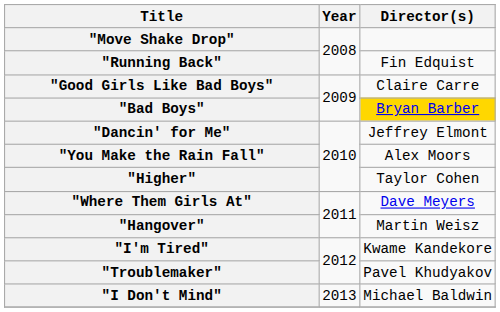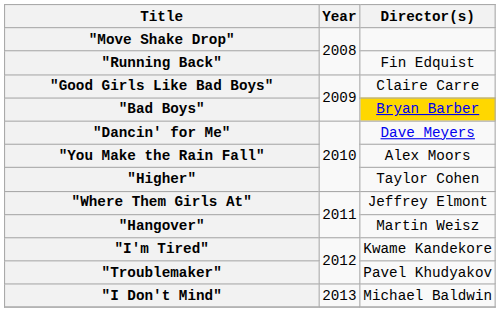(428, 133) Jeffrey Elmont -> (428, 133) Dave Meyers
(428, 203) Dave Meyers -> (428, 203) Jeffrey Elmont
